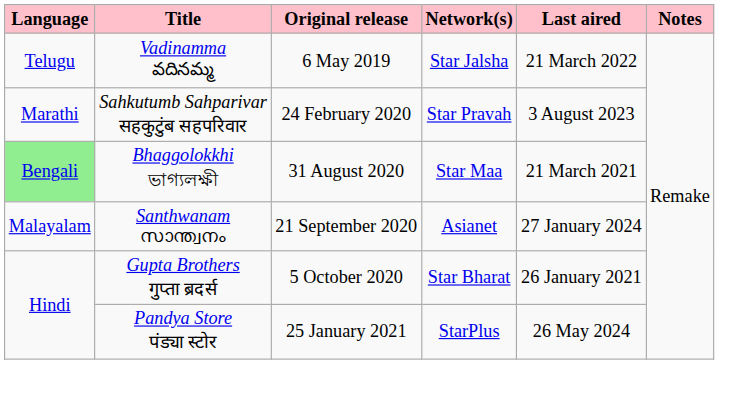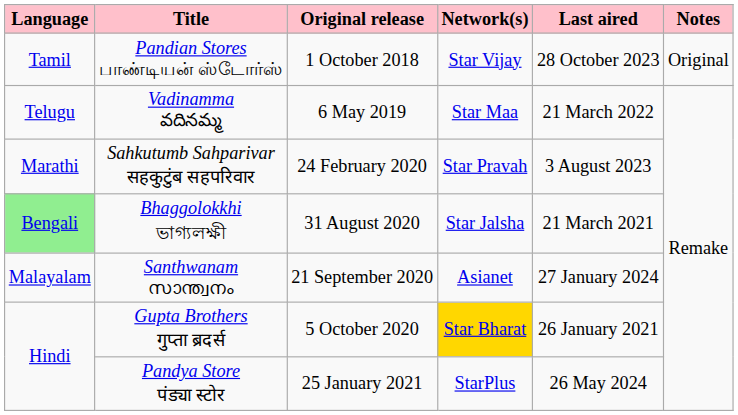+ row: (191, 58)
(469, 60) Star Jalsha -> (485, 112) Star Maa
(469, 171) Star Maa -> (485, 223) Star Jalsha
(469, 277) no background -> (485, 329) gold background
